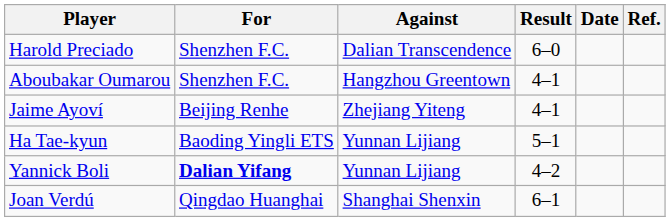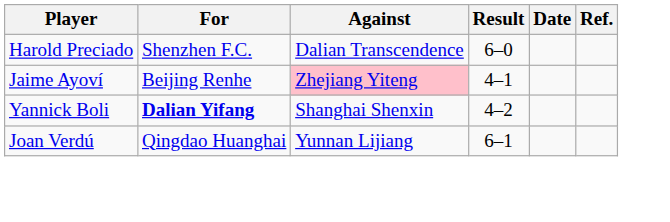- row: (90, 79)
(404, 110) no background -> (356, 79) pink background
- row: (58, 140)
(402, 170) Yunnan Lijiang -> (364, 110) Shanghai Shenxin
(412, 200) Shanghai Shenxin -> (354, 140) Yunnan Lijiang
